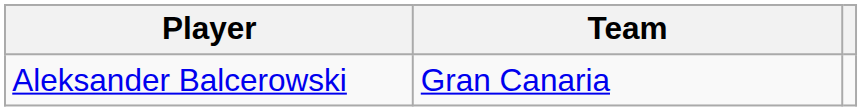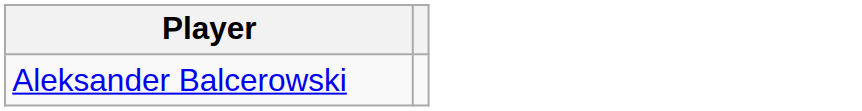- column: (628, 29)
